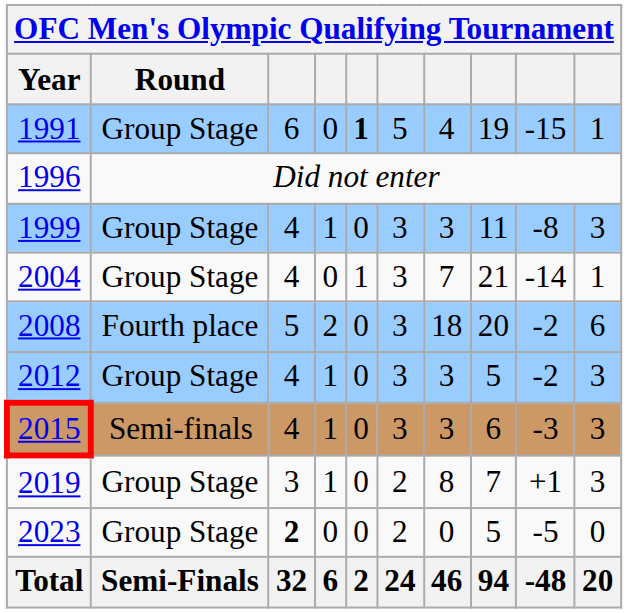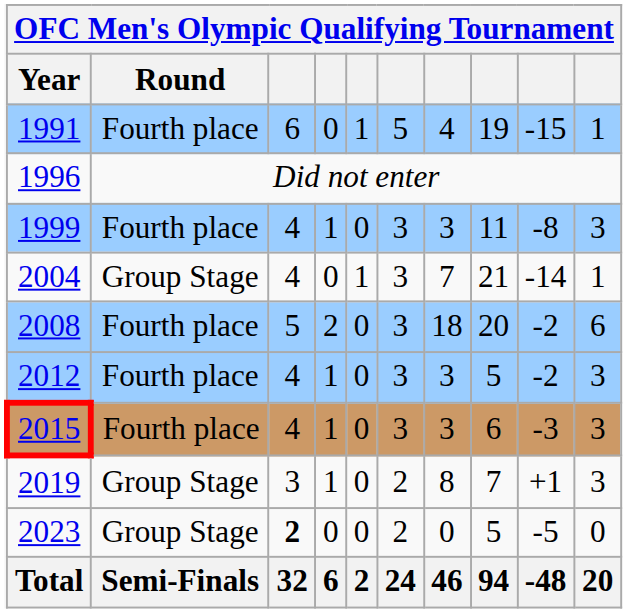(180, 128) Group Stage -> (180, 128) Fourth place
(361, 128) bold -> (362, 128) normal
(180, 227) Group Stage -> (180, 227) Fourth place
(180, 376) Group Stage -> (180, 376) Fourth place
(181, 428) Semi-finals -> (181, 428) Fourth place
